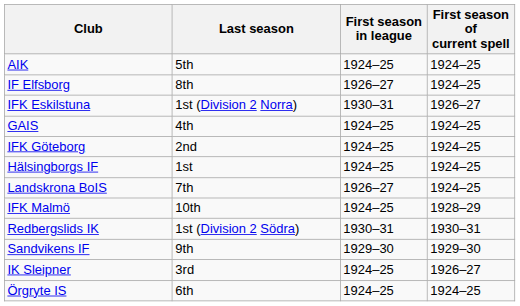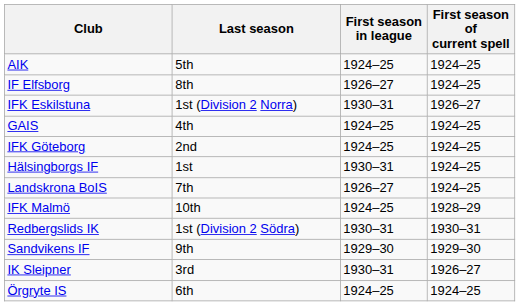(369, 167) 1924–25 -> (369, 167) 1930–31
(369, 270) 1924–25 -> (369, 270) 1930–31
